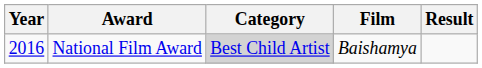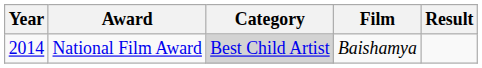(26, 48) 2016 -> (26, 48) 2014
